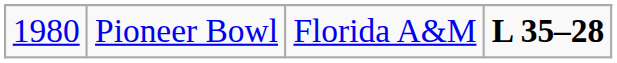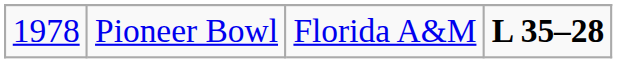(46, 31) 1980 -> (46, 31) 1978
